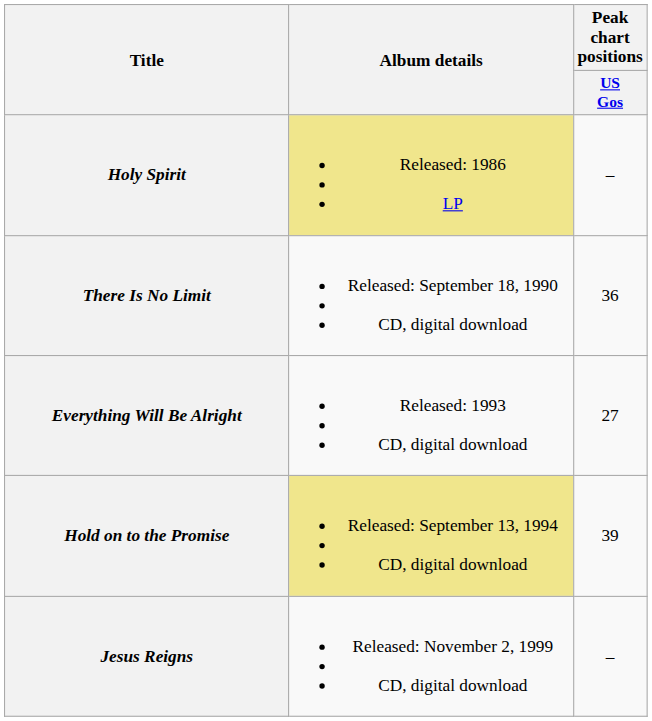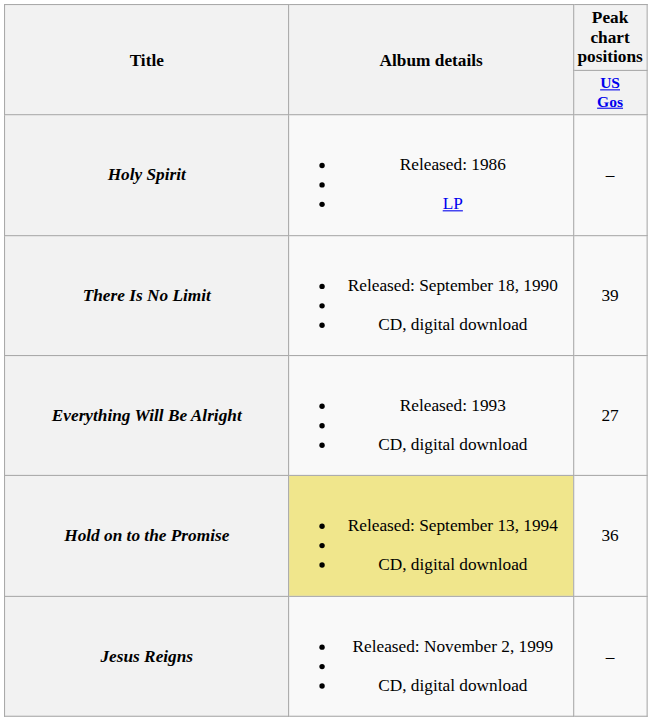(431, 185) khaki background -> (431, 185) no background
(610, 295) 36 -> (610, 295) 39
(610, 535) 39 -> (610, 535) 36
